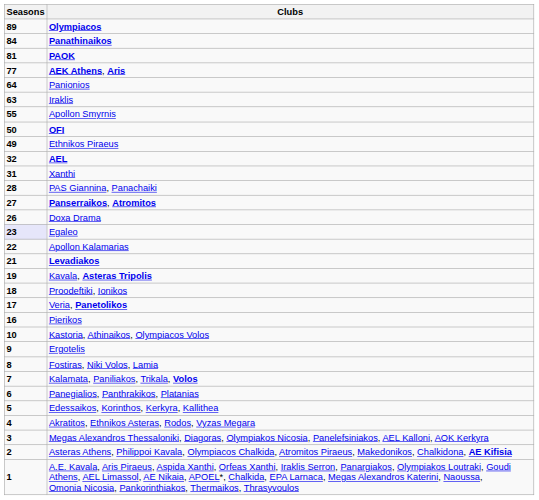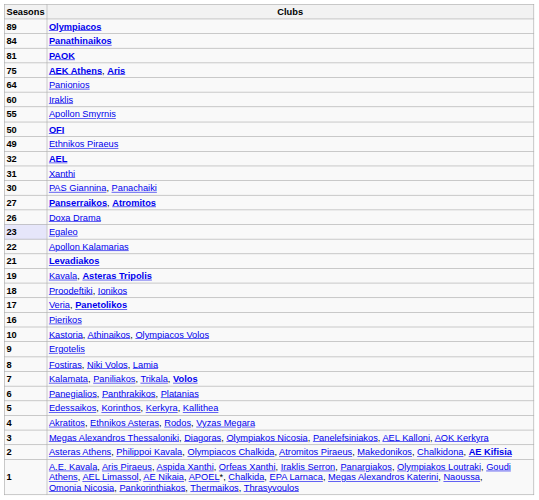(12, 71) 77 -> (12, 71) 75
(12, 100) 63 -> (12, 100) 60
(12, 188) 28 -> (12, 188) 30
